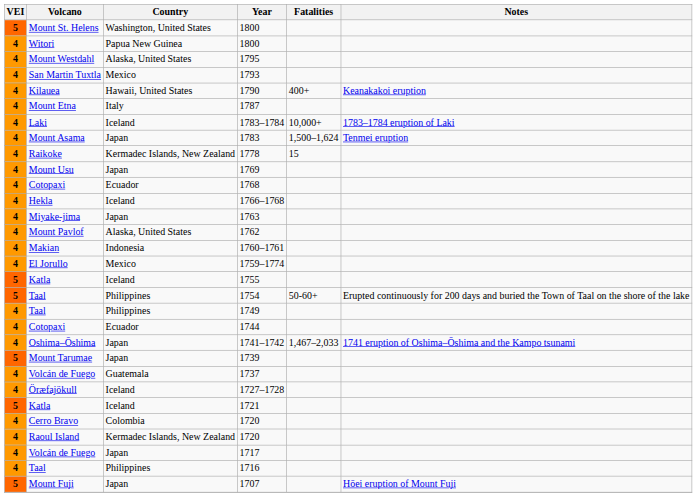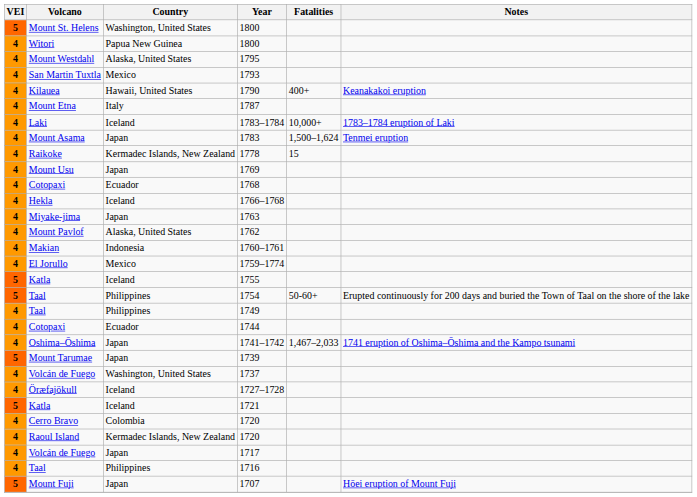(127, 374) Guatemala -> (158, 374) Washington, United States
